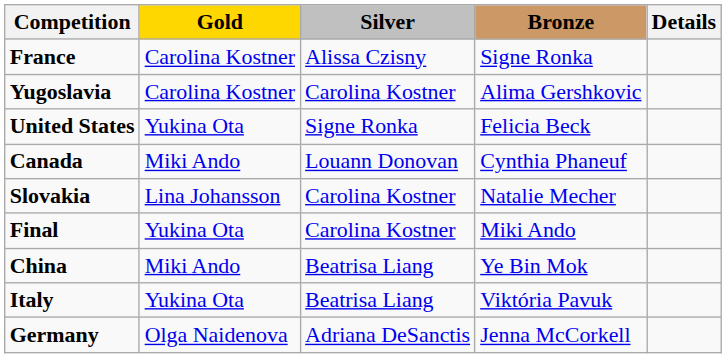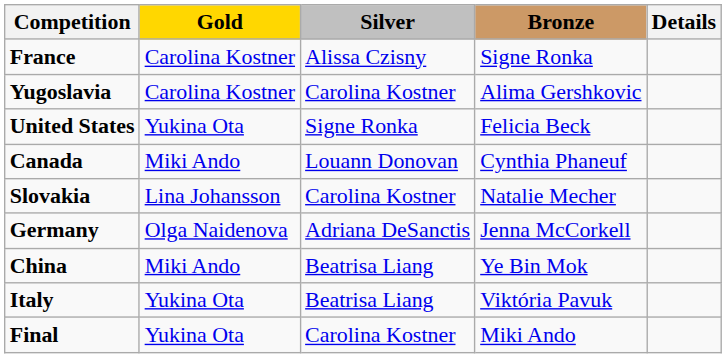rows swapped: (54, 334) <-> (34, 230)
